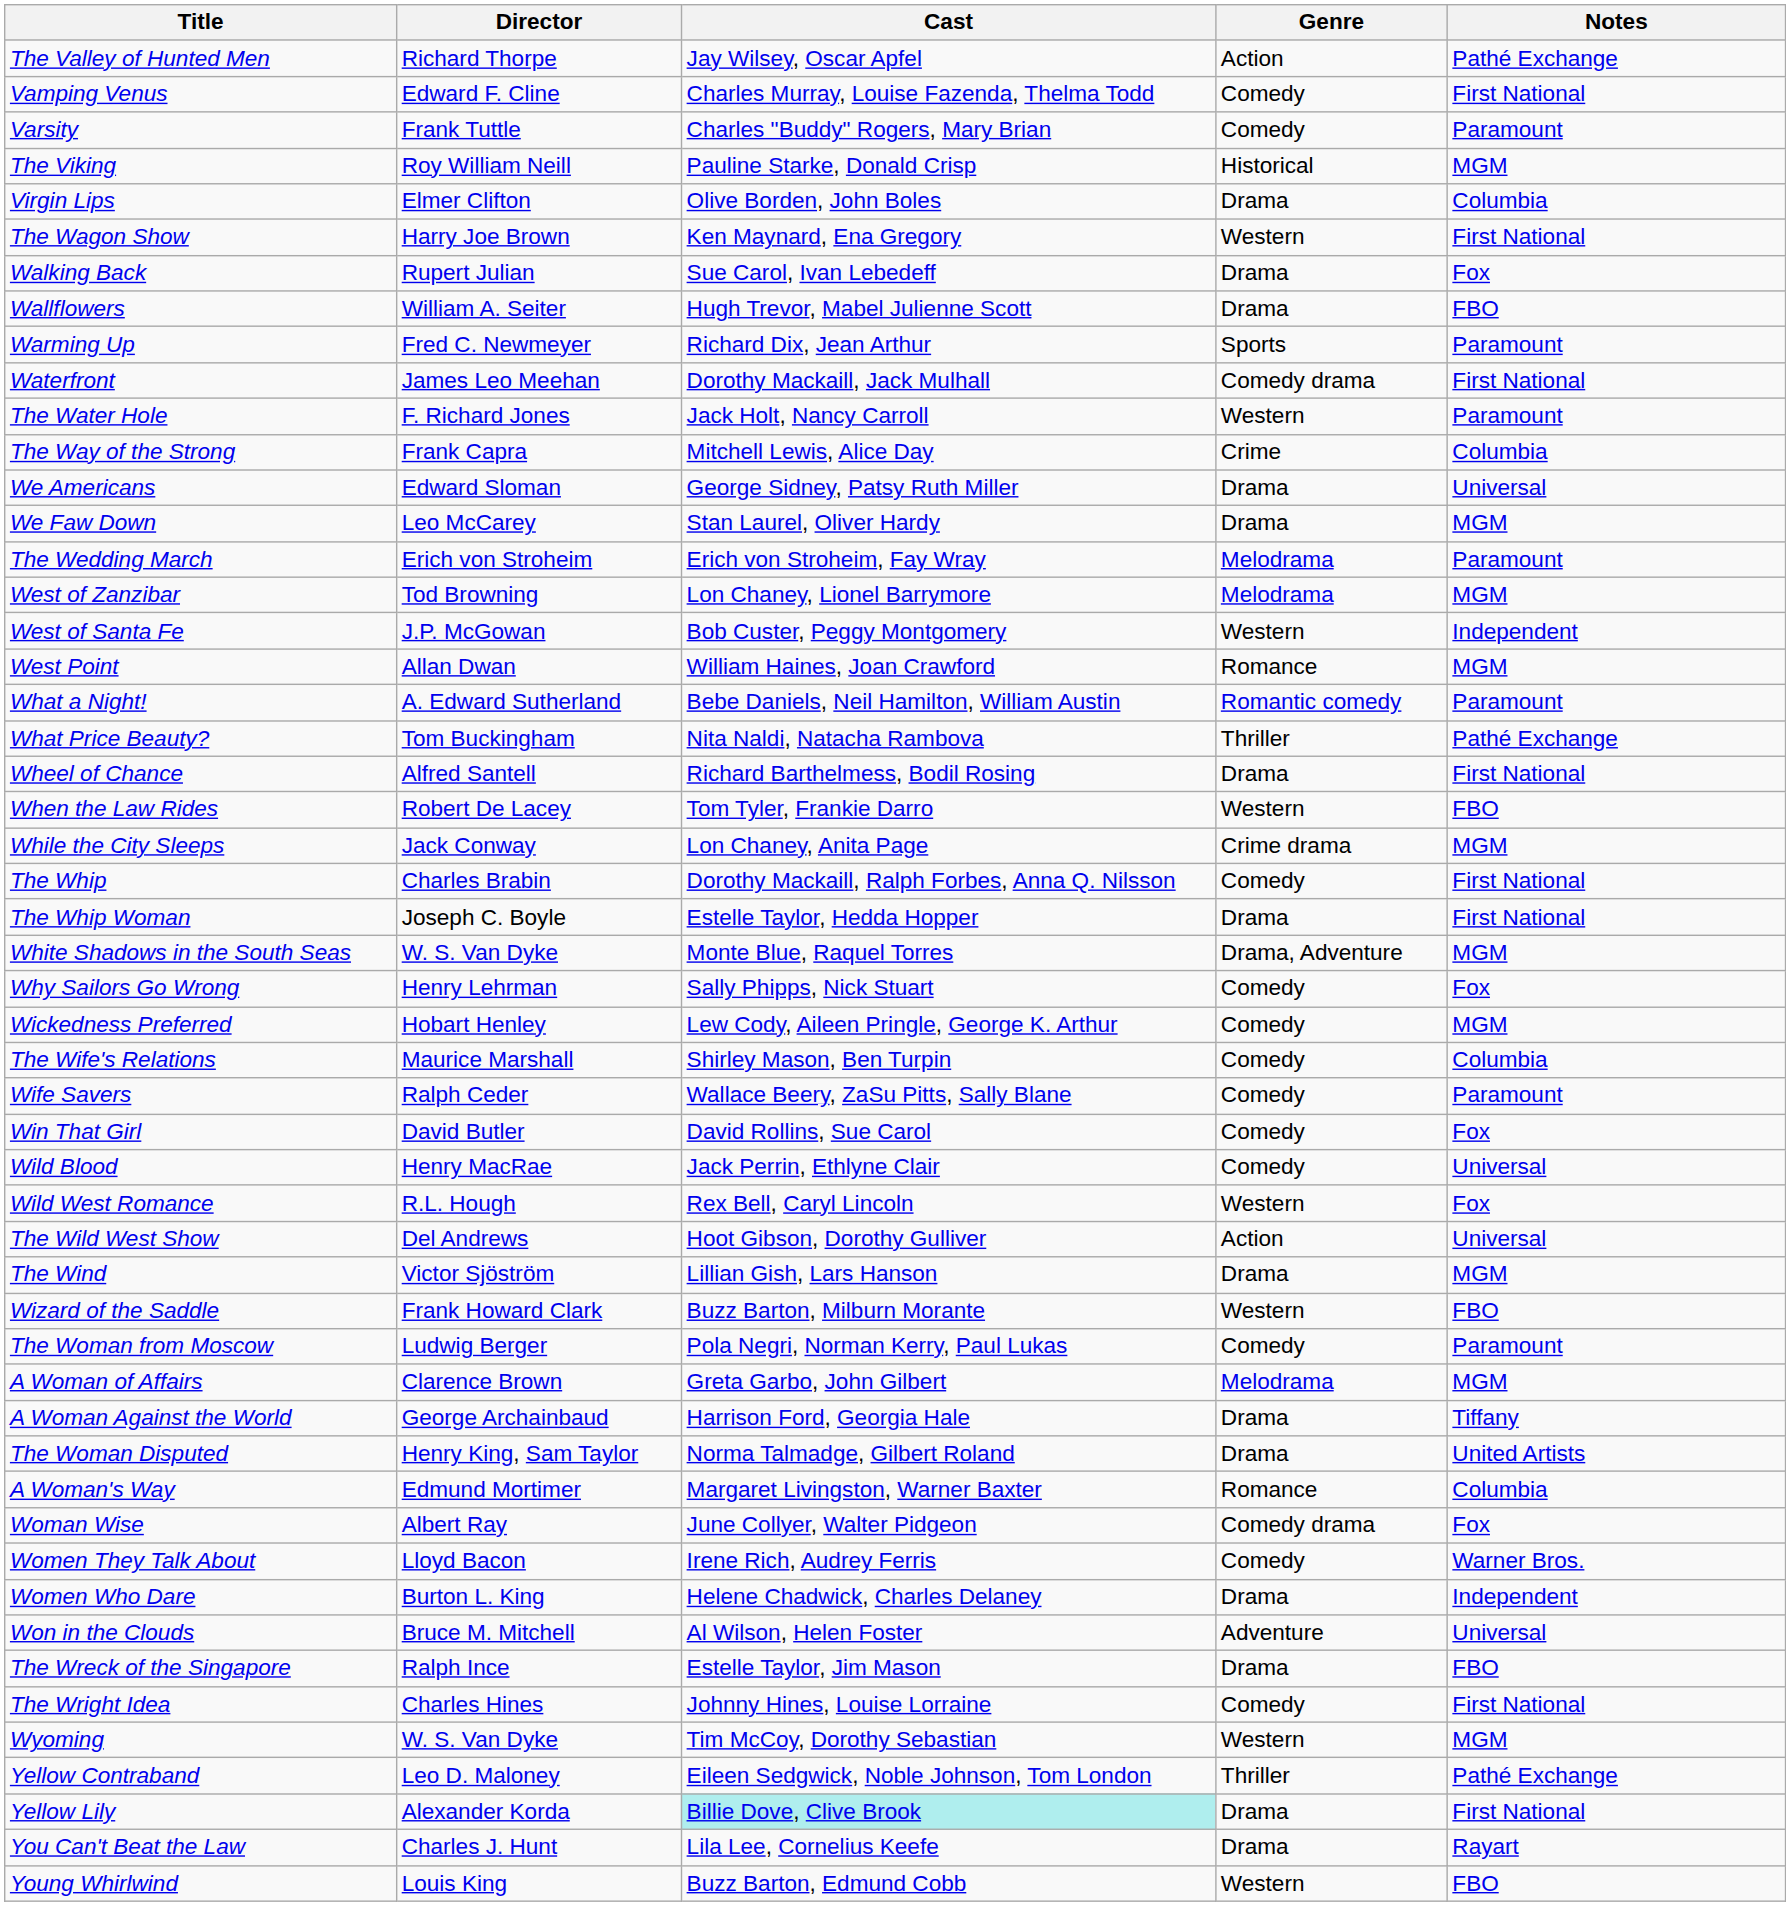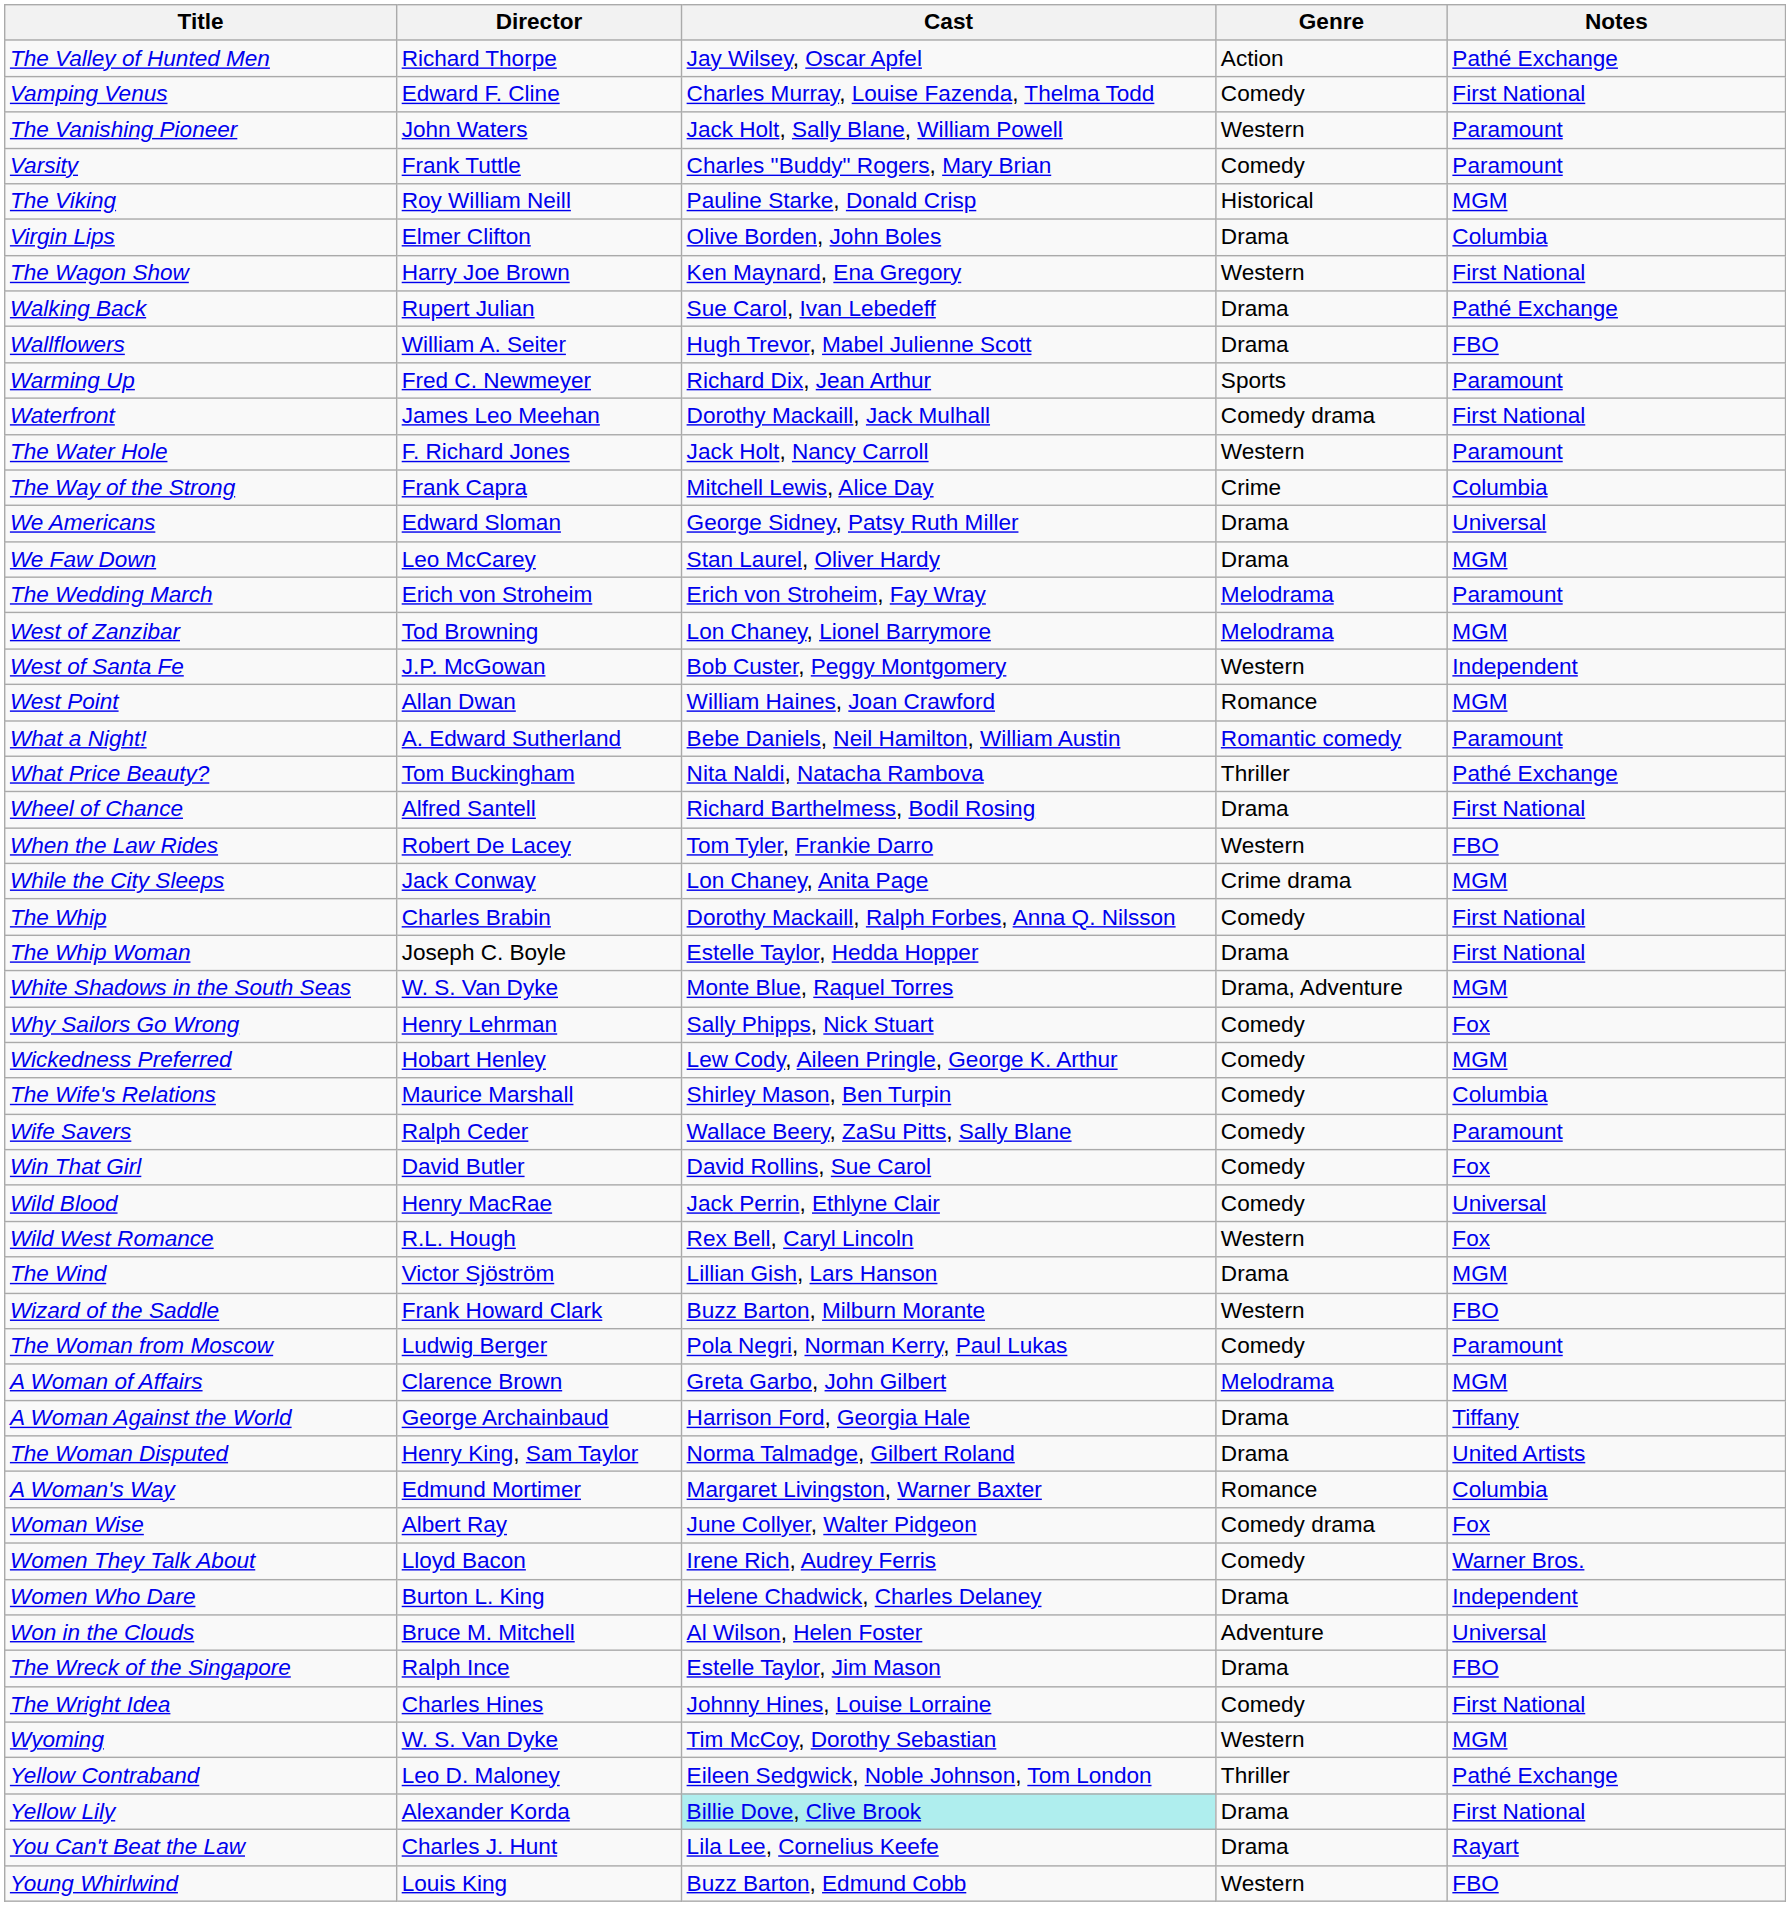+ row: (124, 129)
(1471, 272) Fox -> (1535, 308) Pathé Exchange
- row: (114, 1238)
